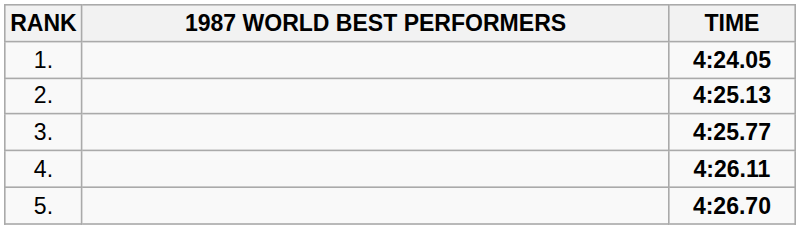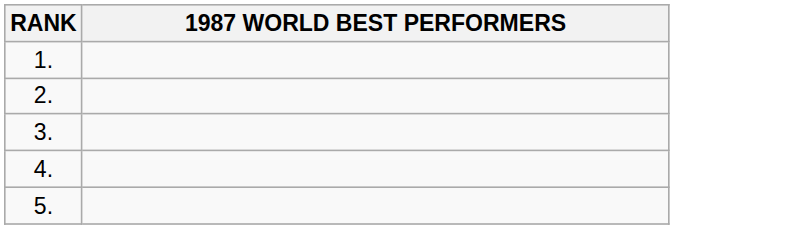- column: (732, 23)
